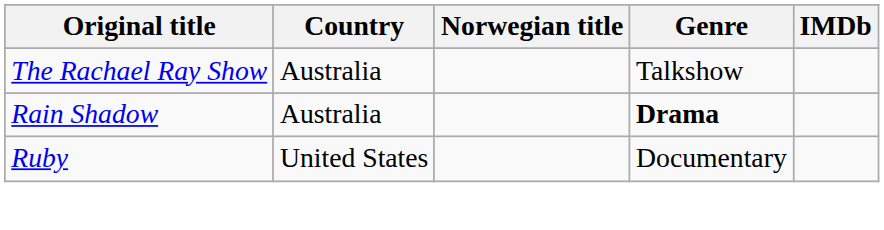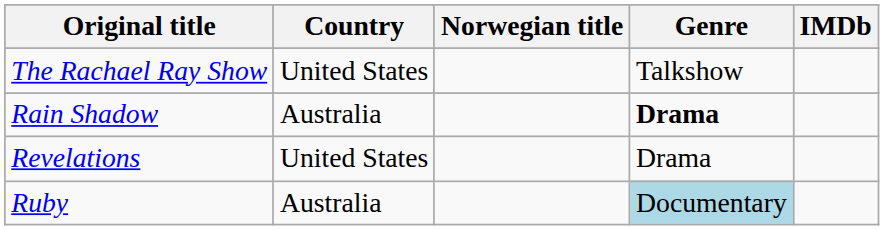(331, 70) Australia -> (354, 70) United States
+ row: (76, 158)
(354, 158) United States -> (331, 202) Australia
(711, 158) no background -> (711, 202) lightblue background
